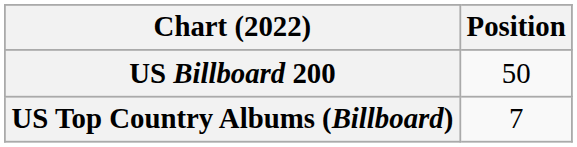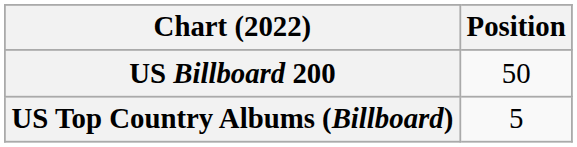(516, 118) 7 -> (516, 118) 5
